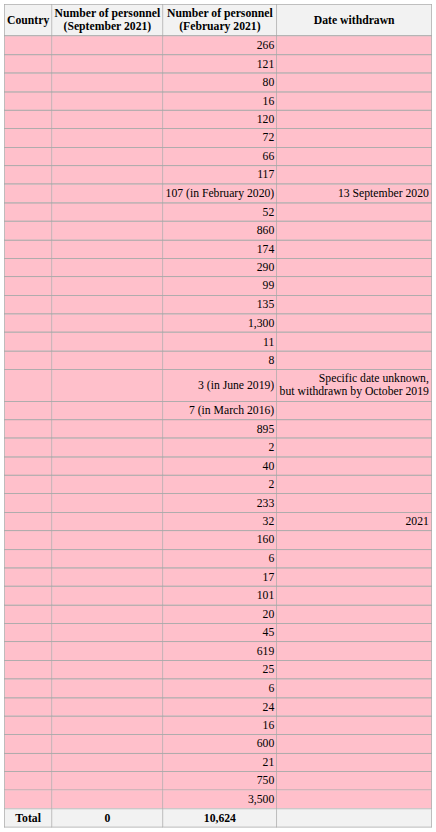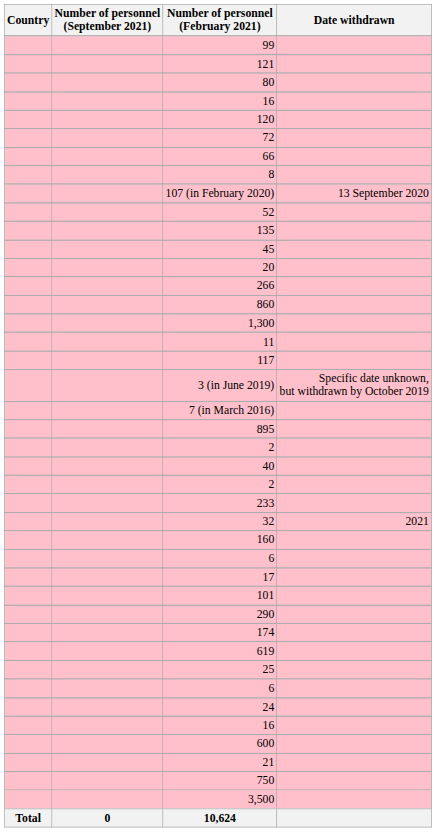rows swapped: (268, 286) <-> (265, 45)
rows swapped: (266, 175) <-> (271, 360)
rows swapped: (265, 304) <-> (265, 230)
rows swapped: (268, 632) <-> (265, 249)
rows swapped: (268, 614) <-> (265, 267)
